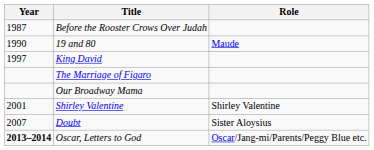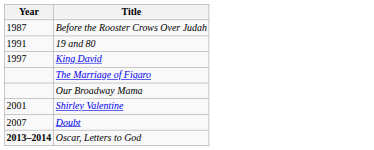- column: (289, 12)
(17, 43) 1990 -> (17, 43) 1991
